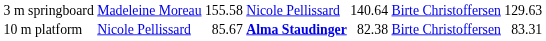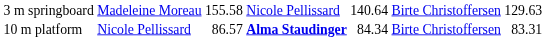(227, 29) 85.67 -> (227, 29) 86.57
(373, 29) 82.38 -> (373, 29) 84.34
